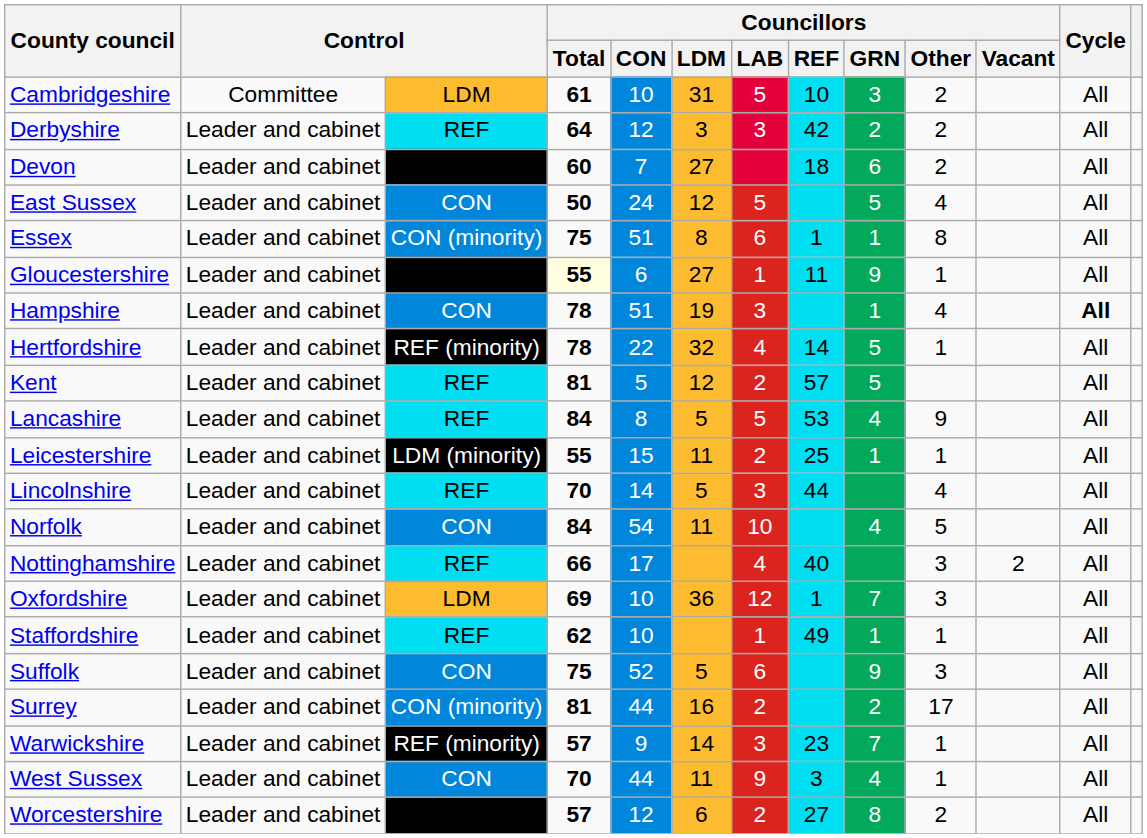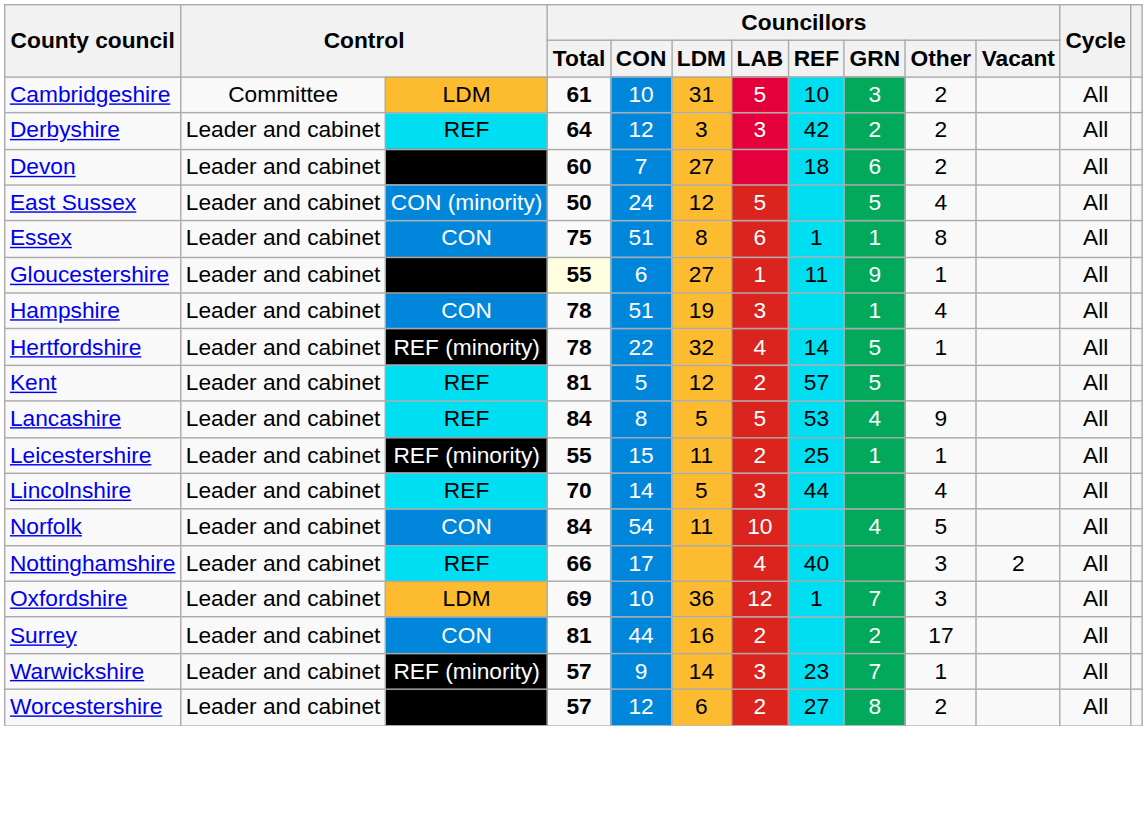(467, 202) CON -> (467, 202) CON (minority)
(467, 238) CON (minority) -> (467, 238) CON
(1096, 310) bold -> (1096, 310) normal
(467, 454) LDM (minority) -> (467, 454) REF (minority)
- row: (74, 635)
- row: (44, 671)
(467, 707) CON (minority) -> (467, 635) CON
- row: (76, 779)
